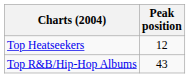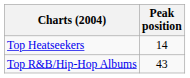(162, 45) 12 -> (162, 45) 14
